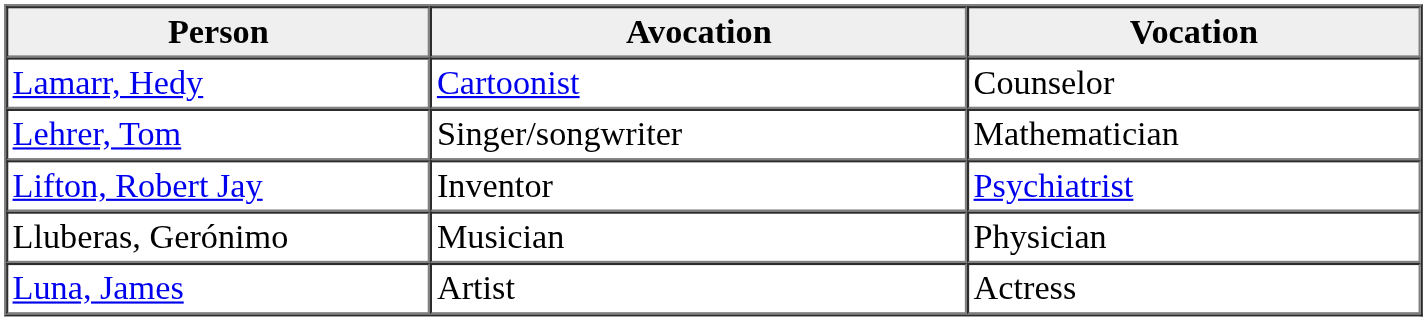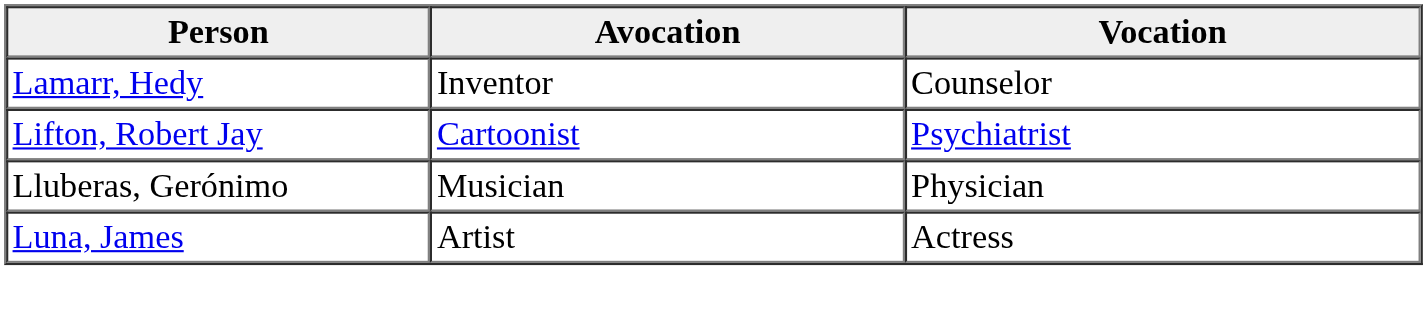(508, 82) Cartoonist -> (495, 82) Inventor
- row: (97, 133)
(495, 185) Inventor -> (508, 133) Cartoonist
